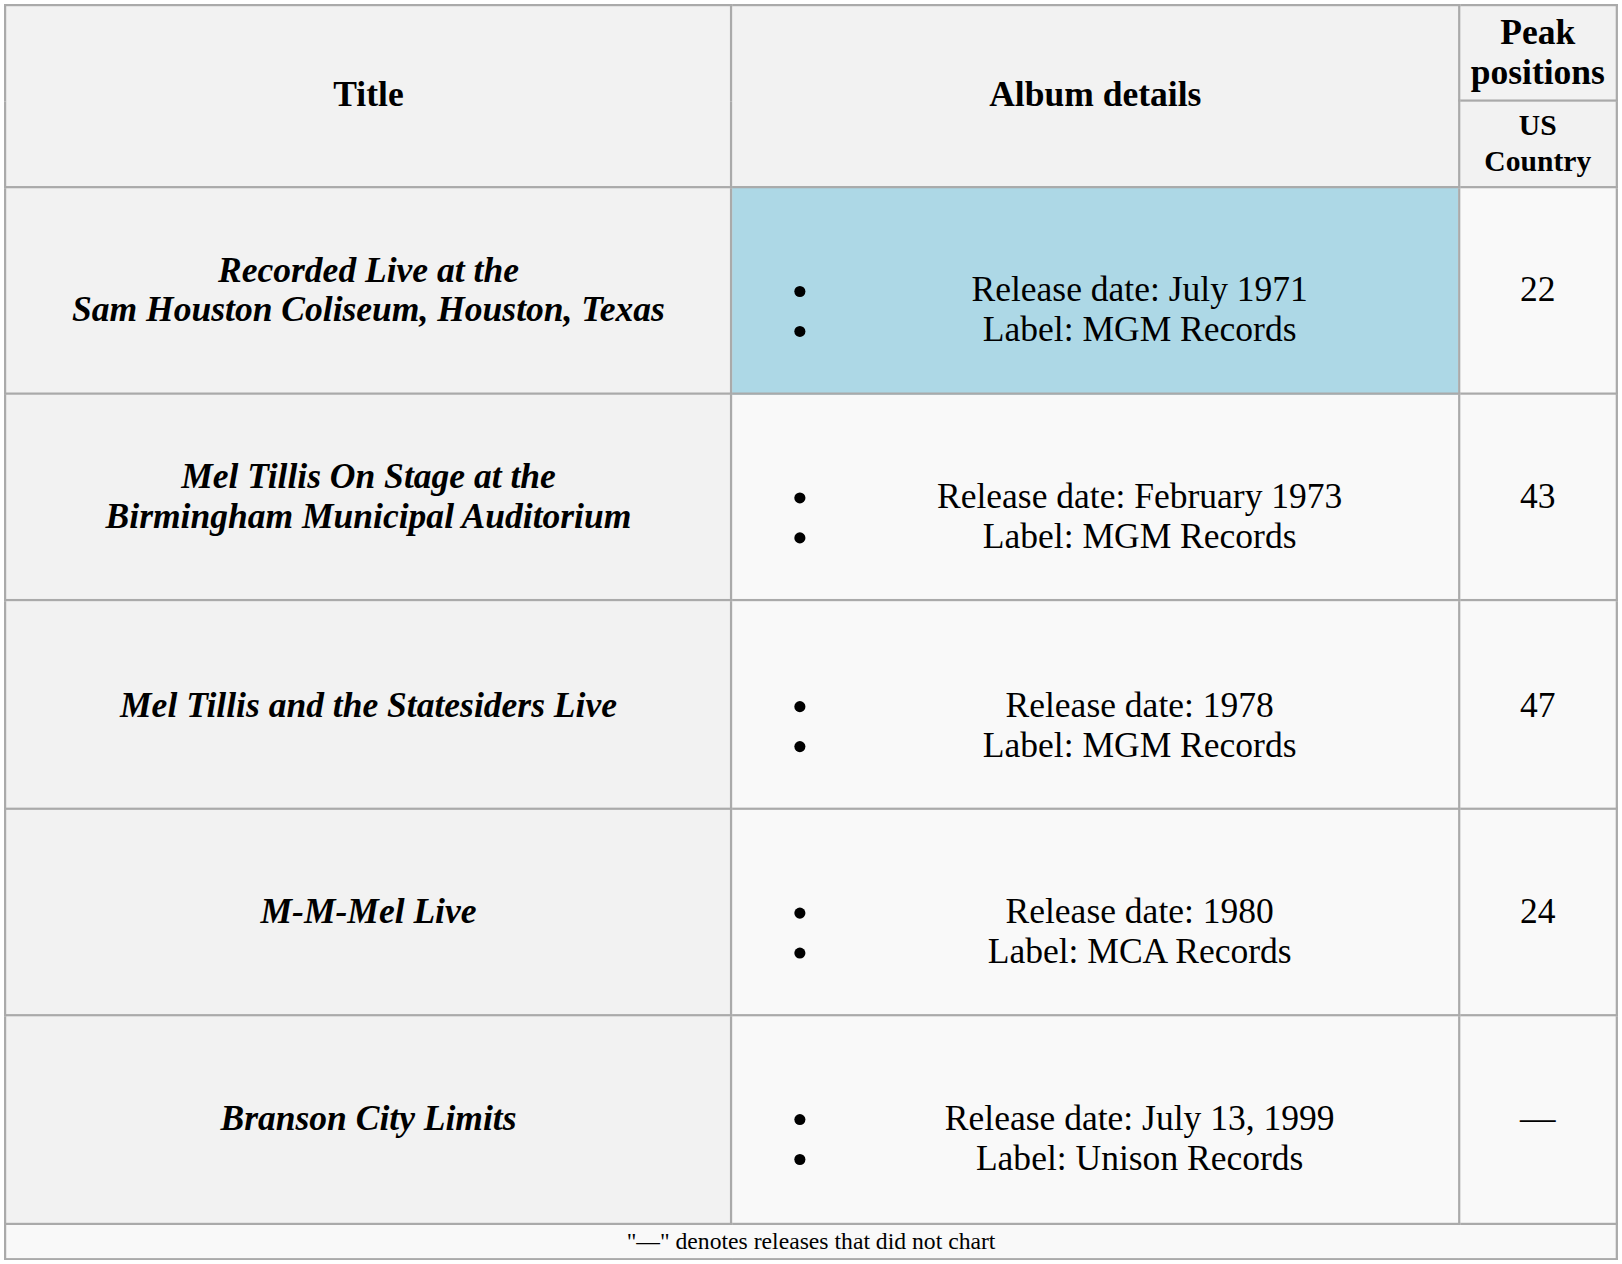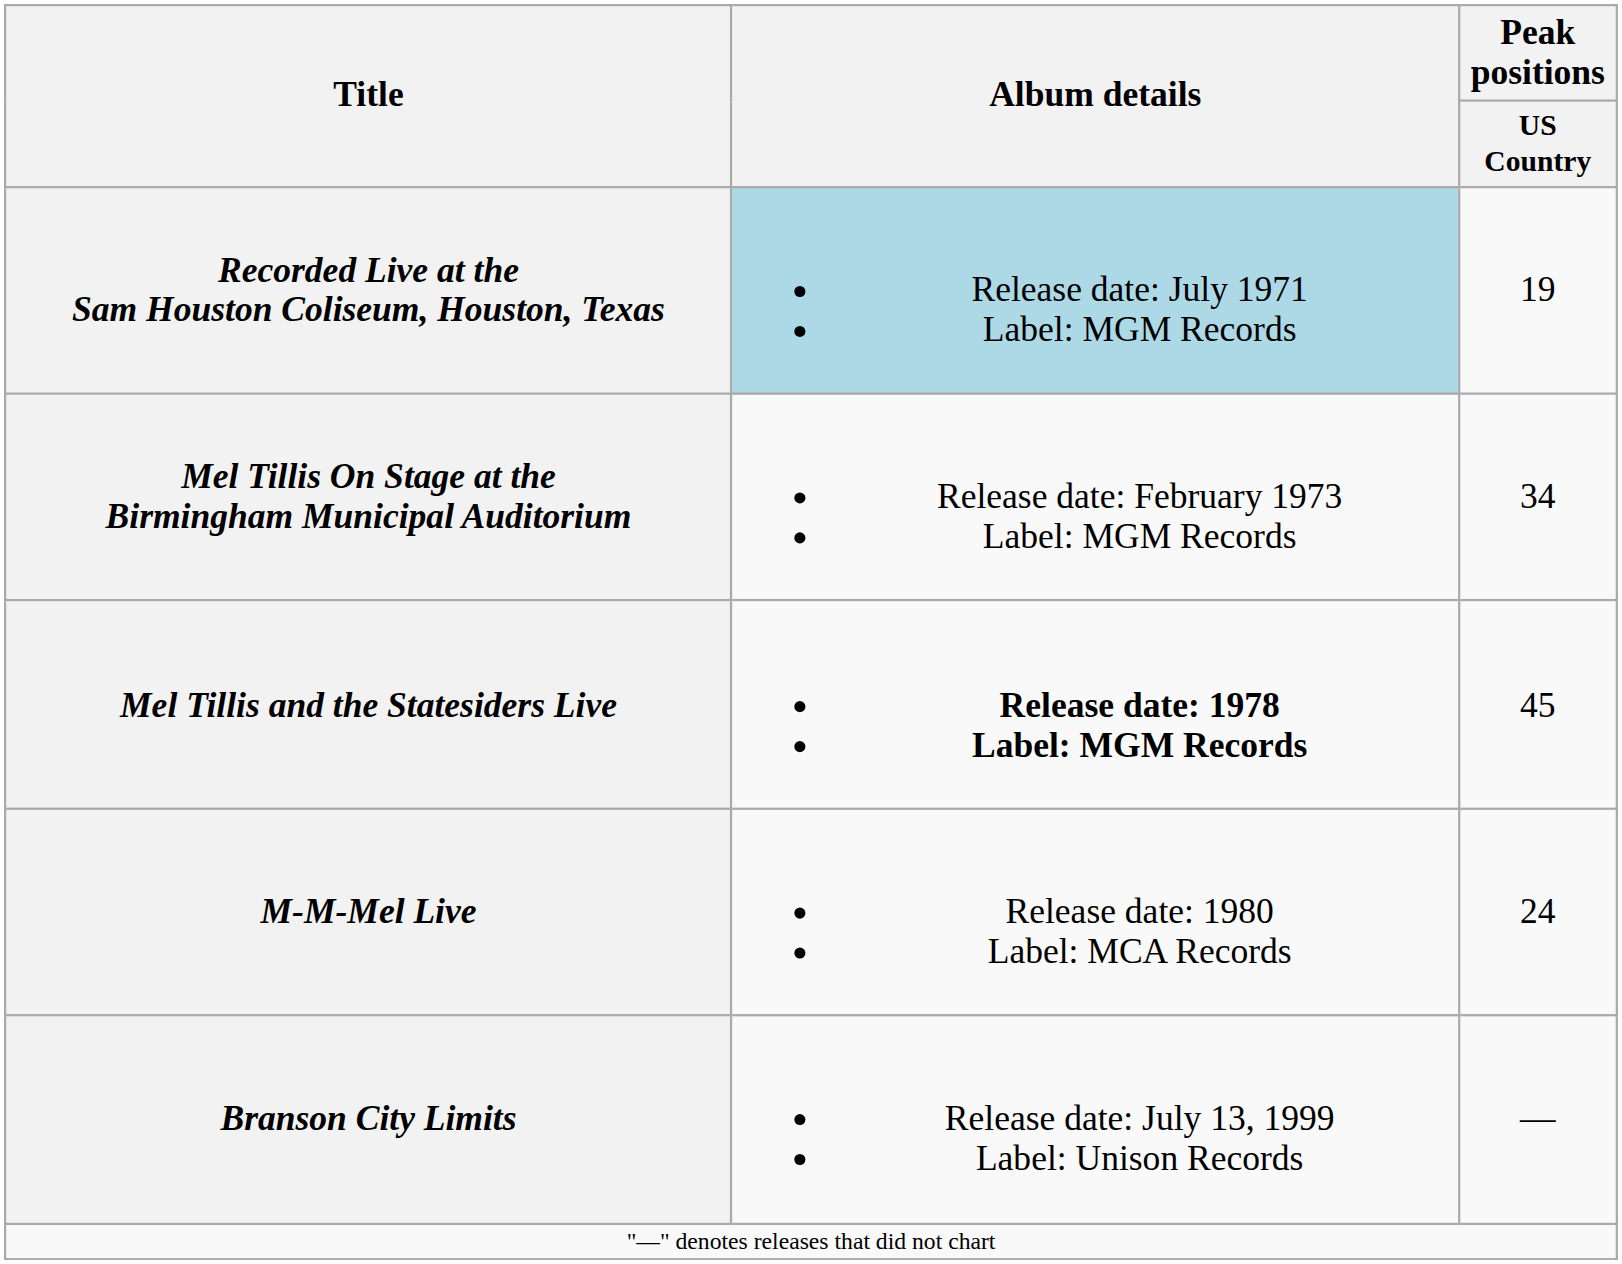(1538, 289) 22 -> (1538, 289) 19
(1538, 496) 43 -> (1538, 496) 34
(1095, 725) normal -> (1095, 725) bold
(1538, 704) 47 -> (1538, 704) 45
